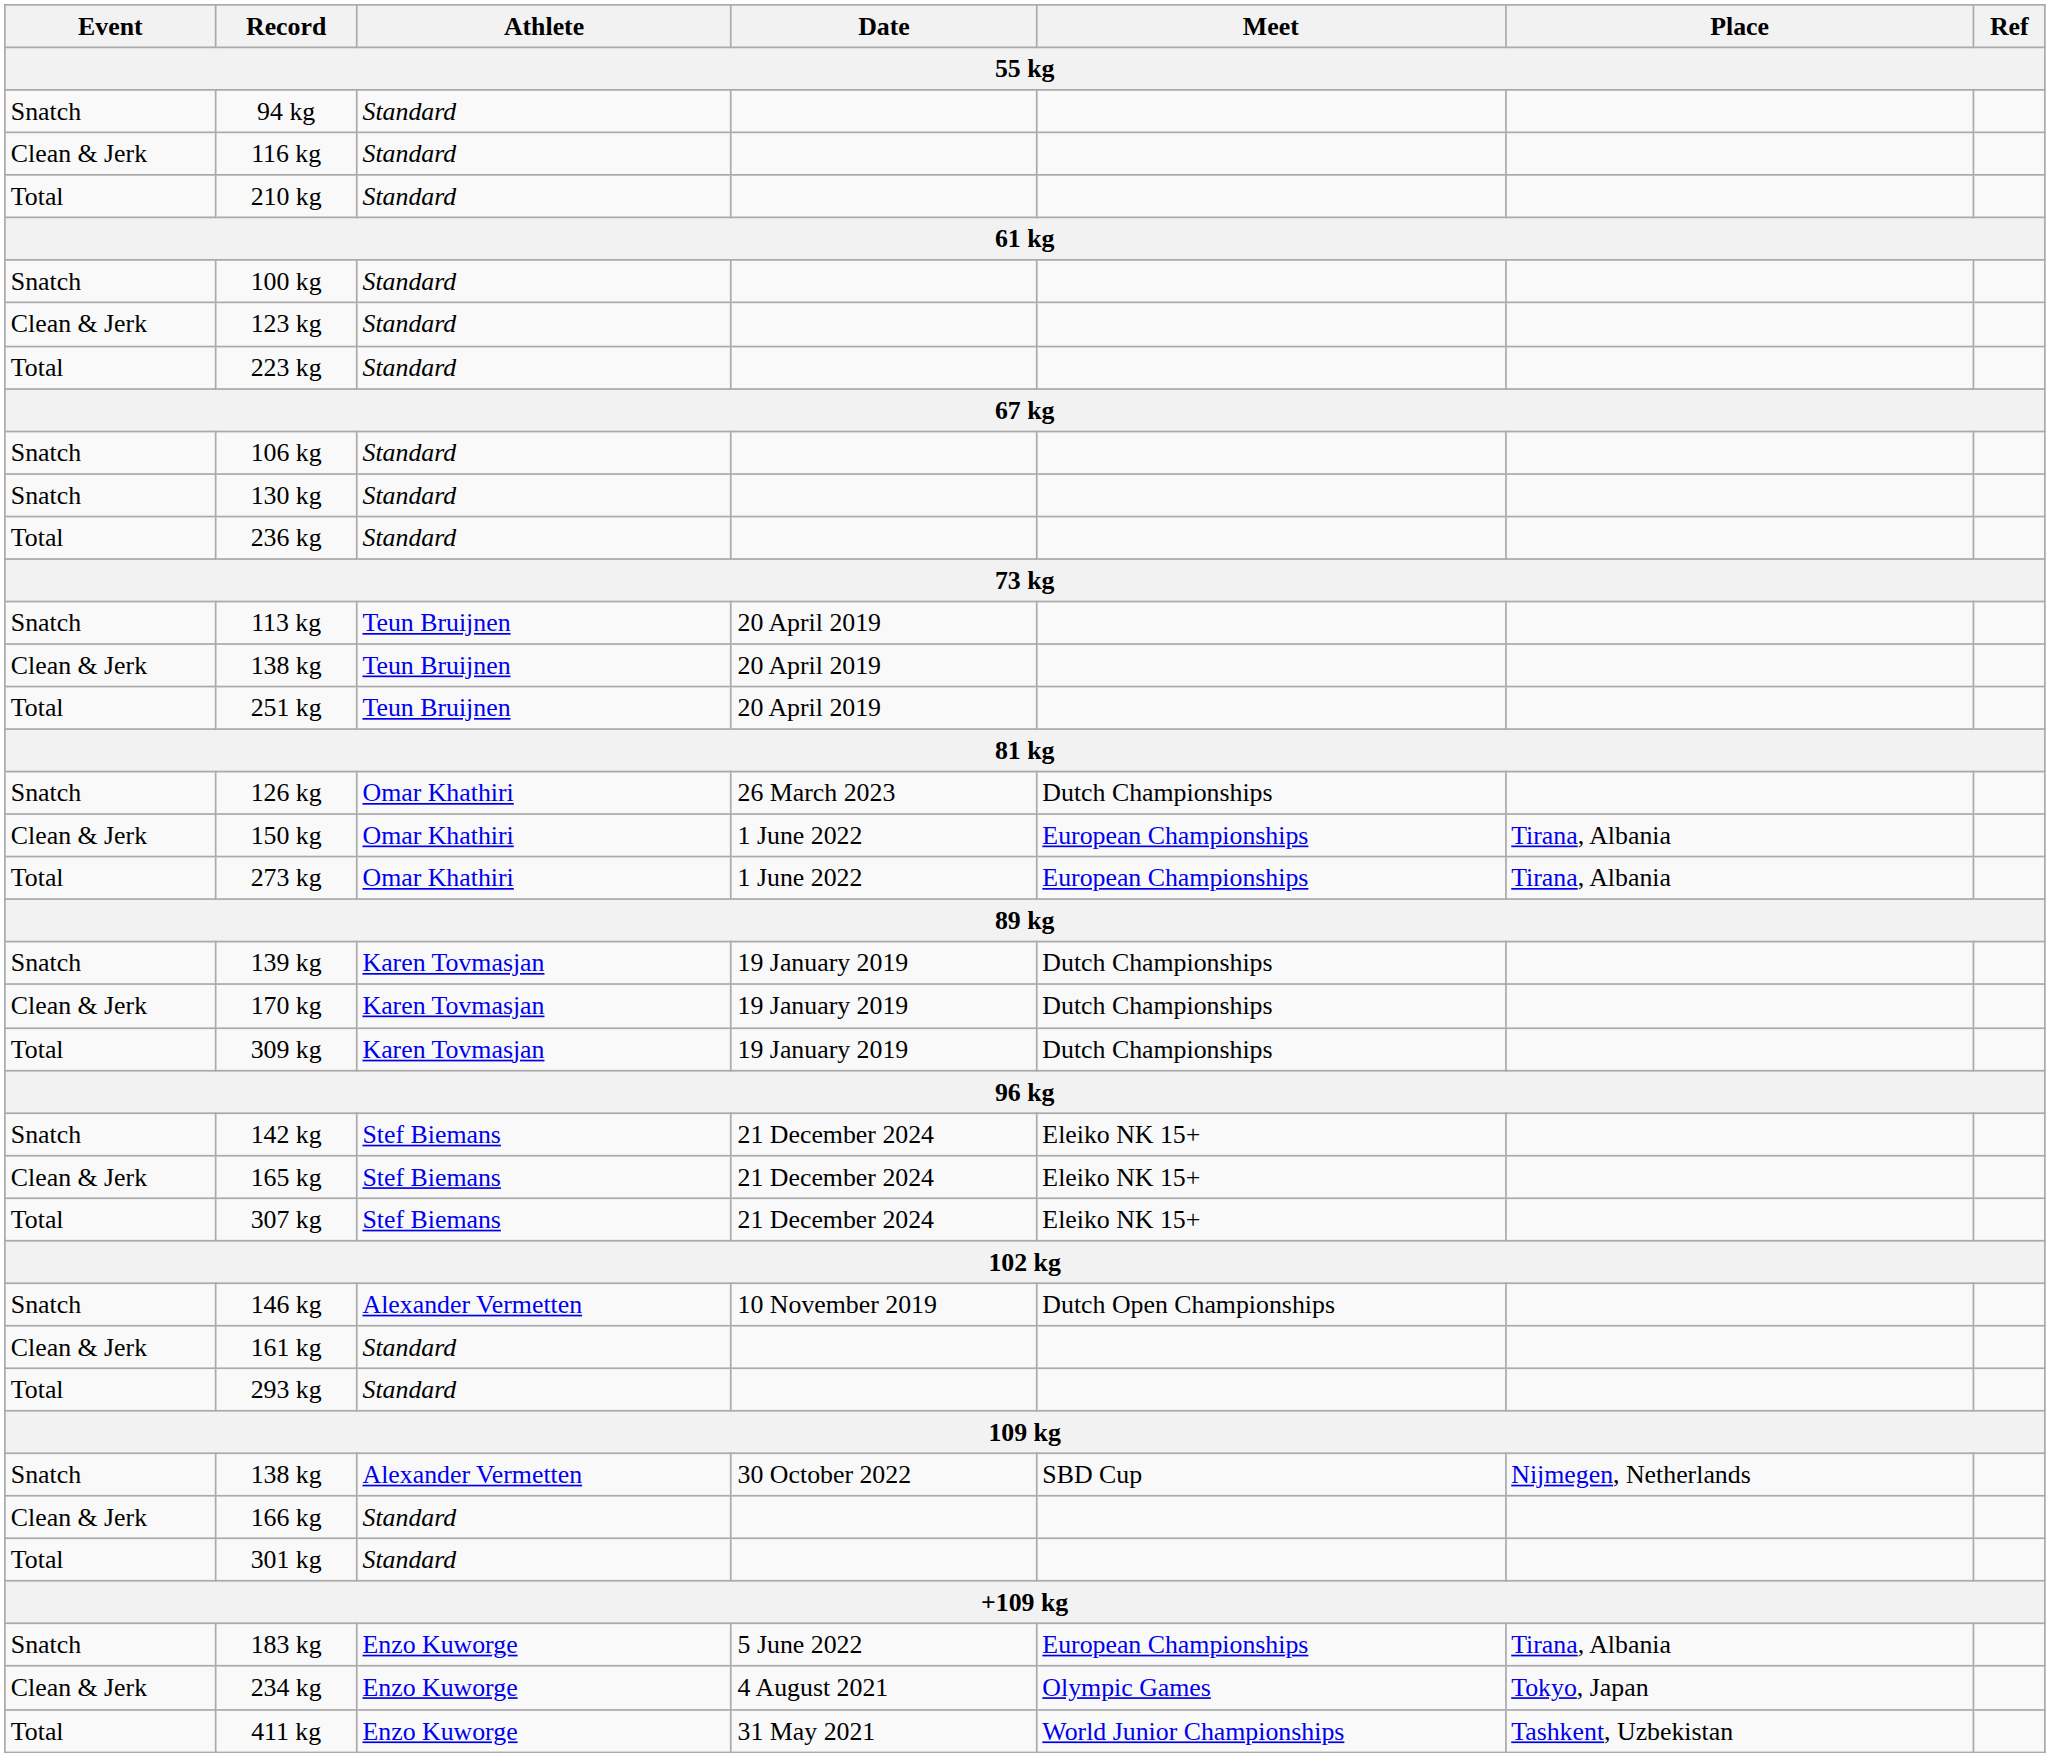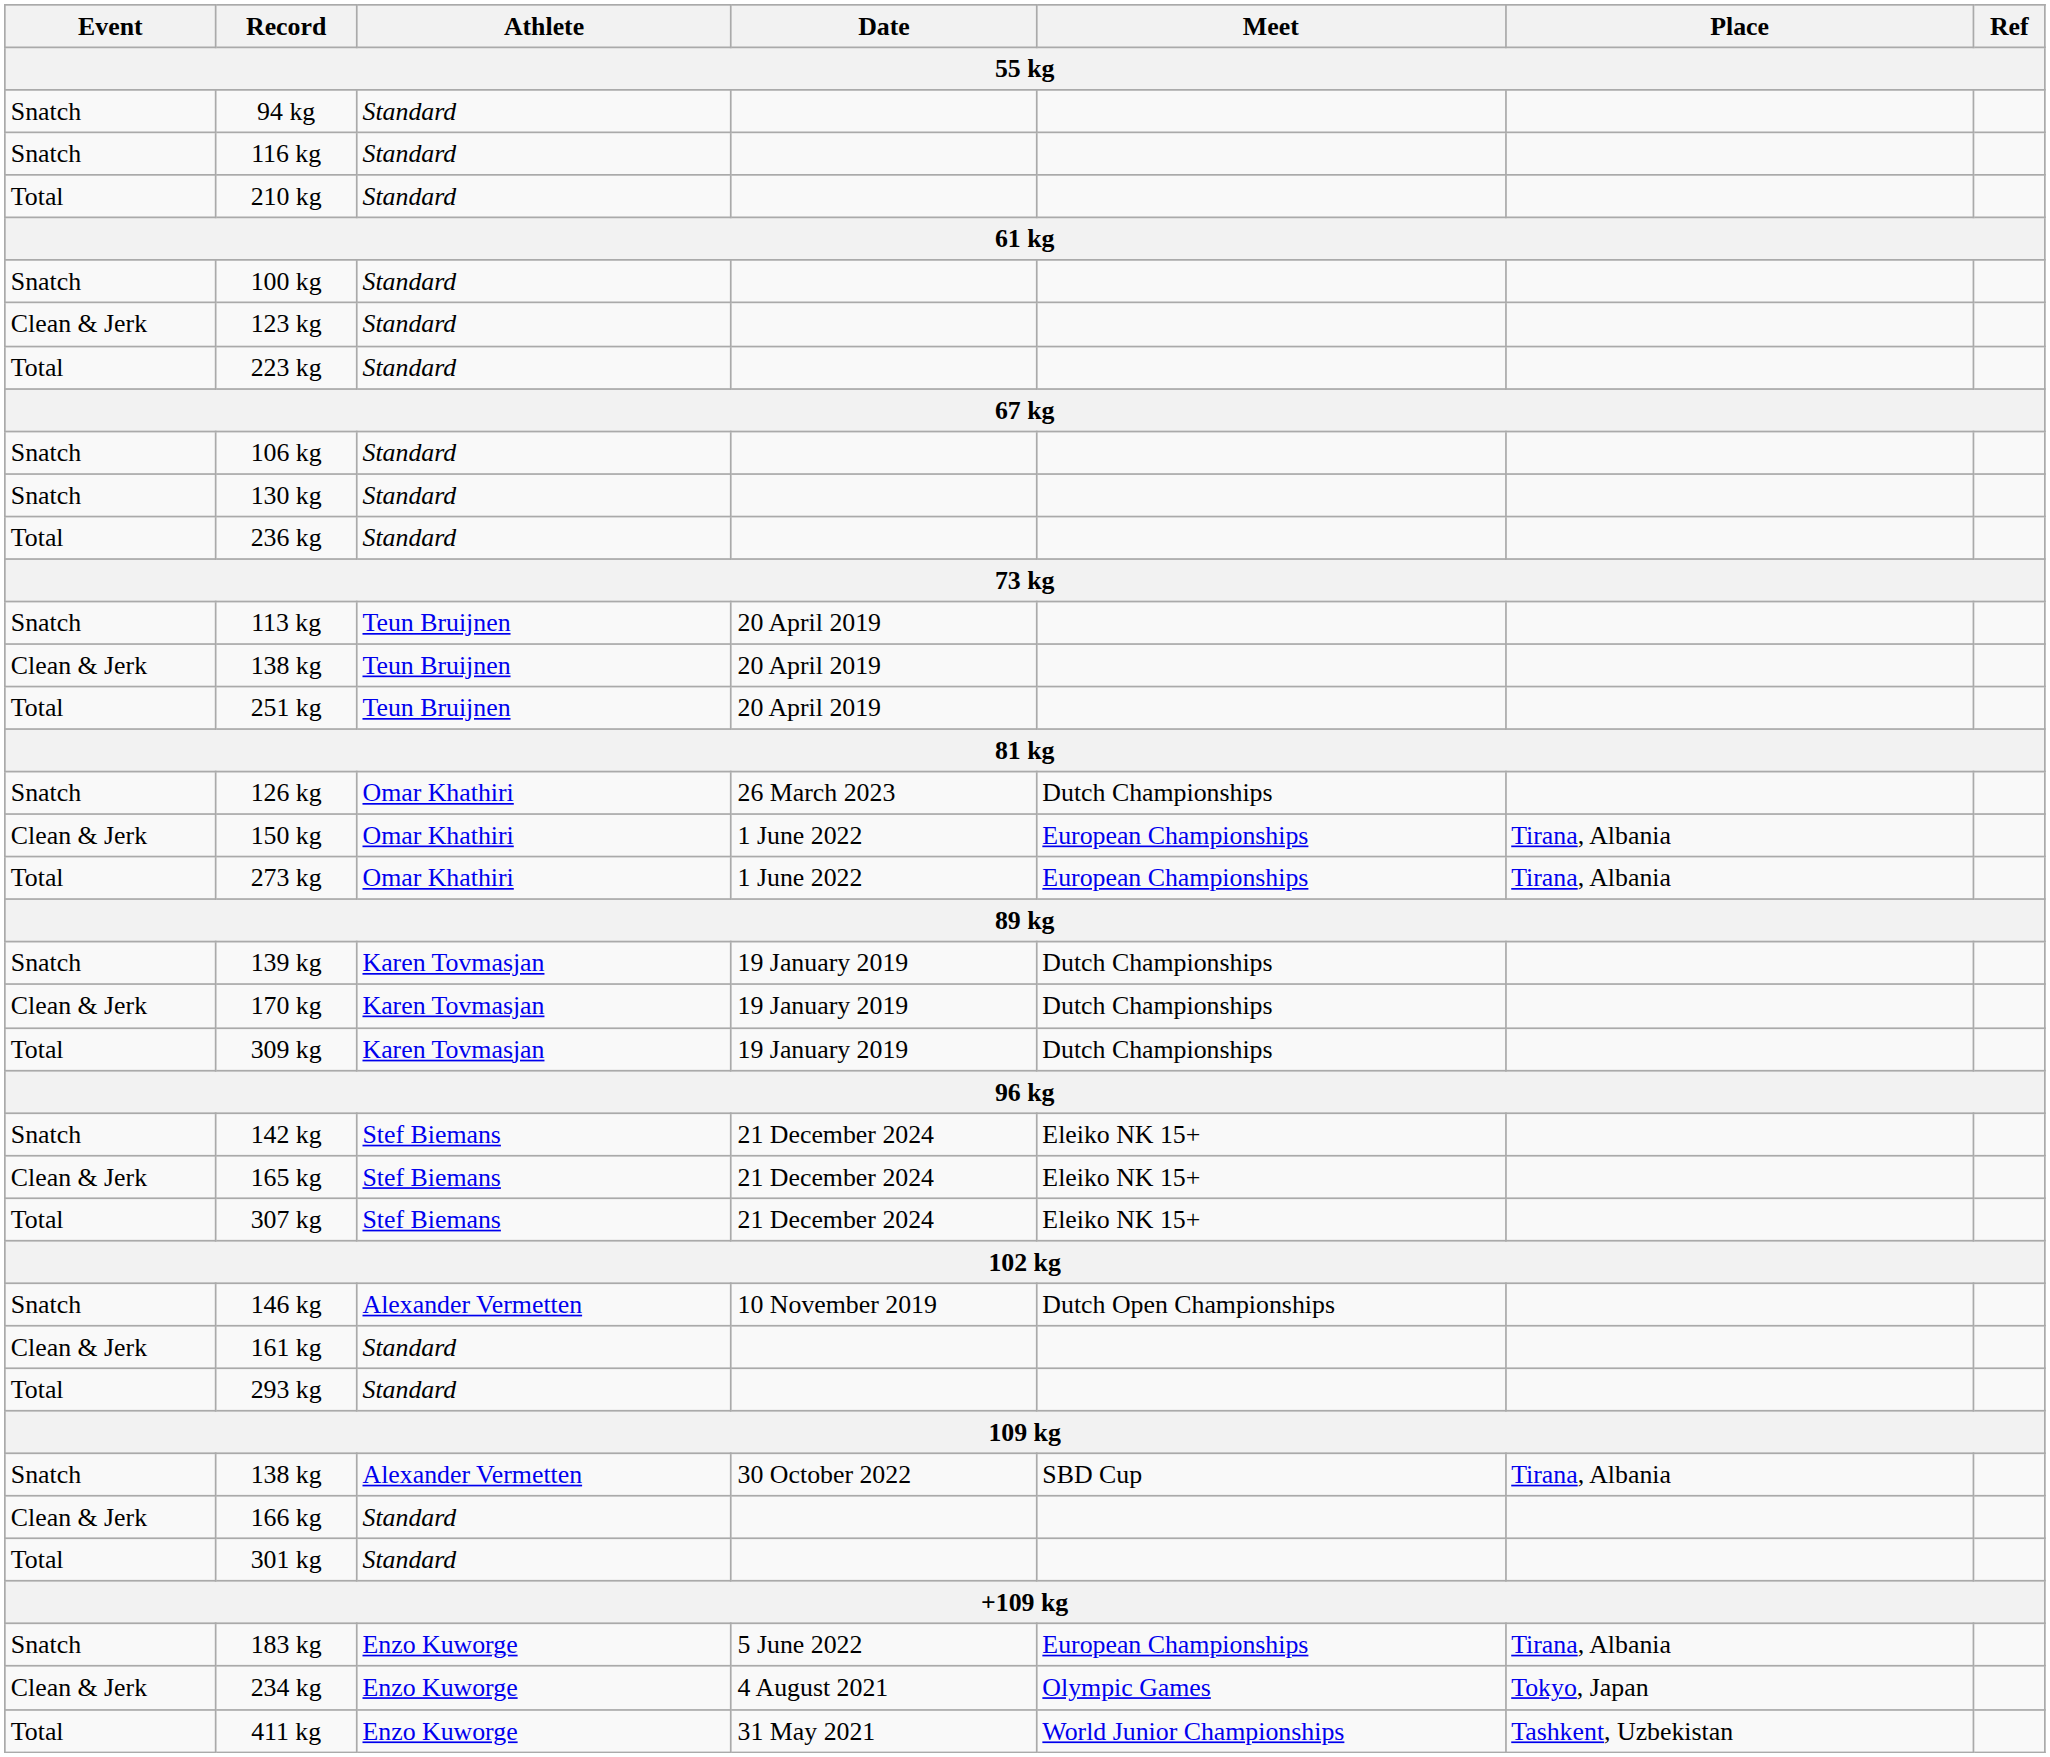(79, 153) Clean & Jerk -> (46, 153) Snatch
(1631, 1474) Nijmegen, Netherlands -> (1591, 1474) Tirana, Albania
